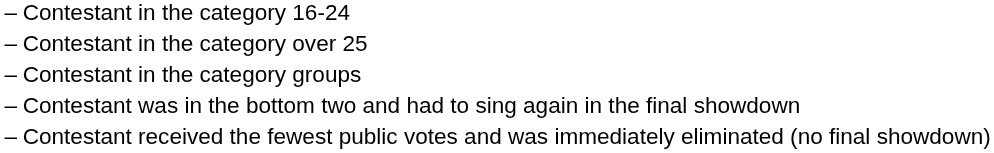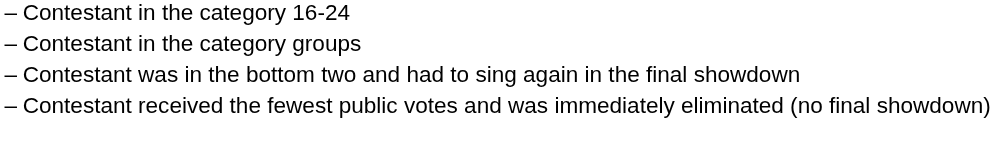- row: (195, 43)
